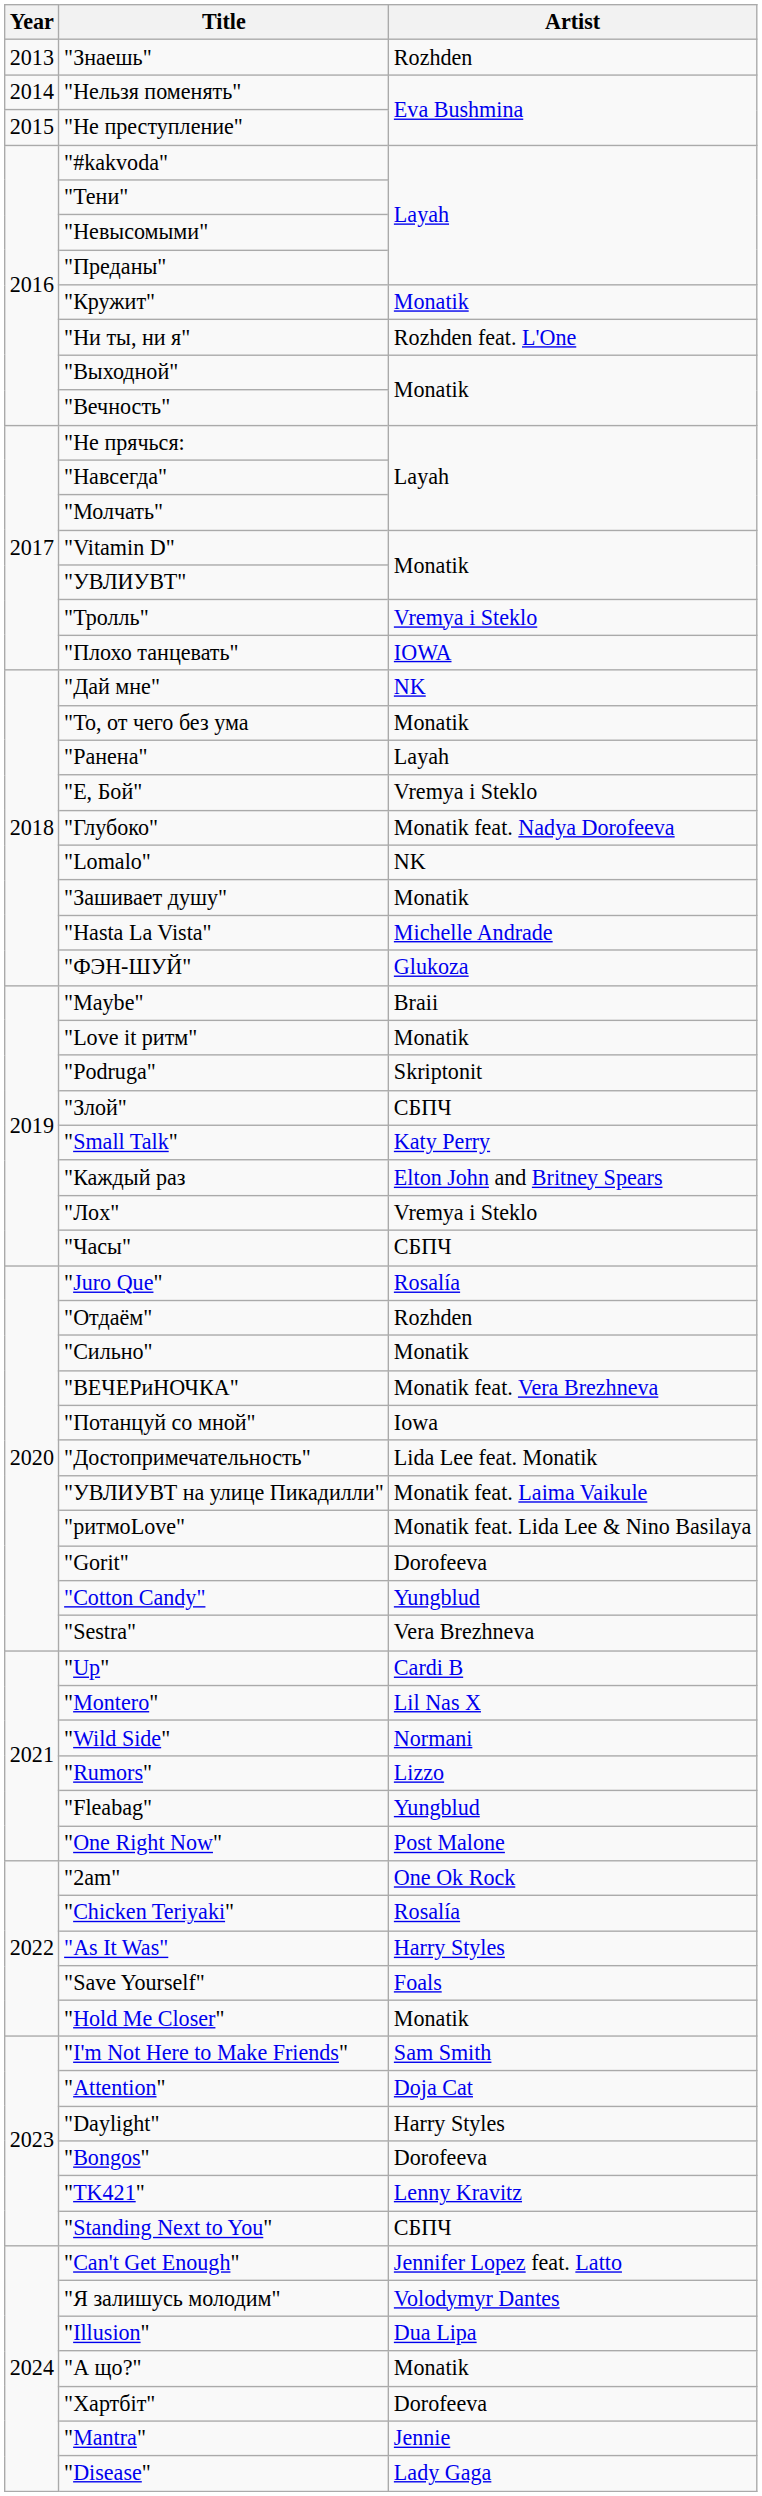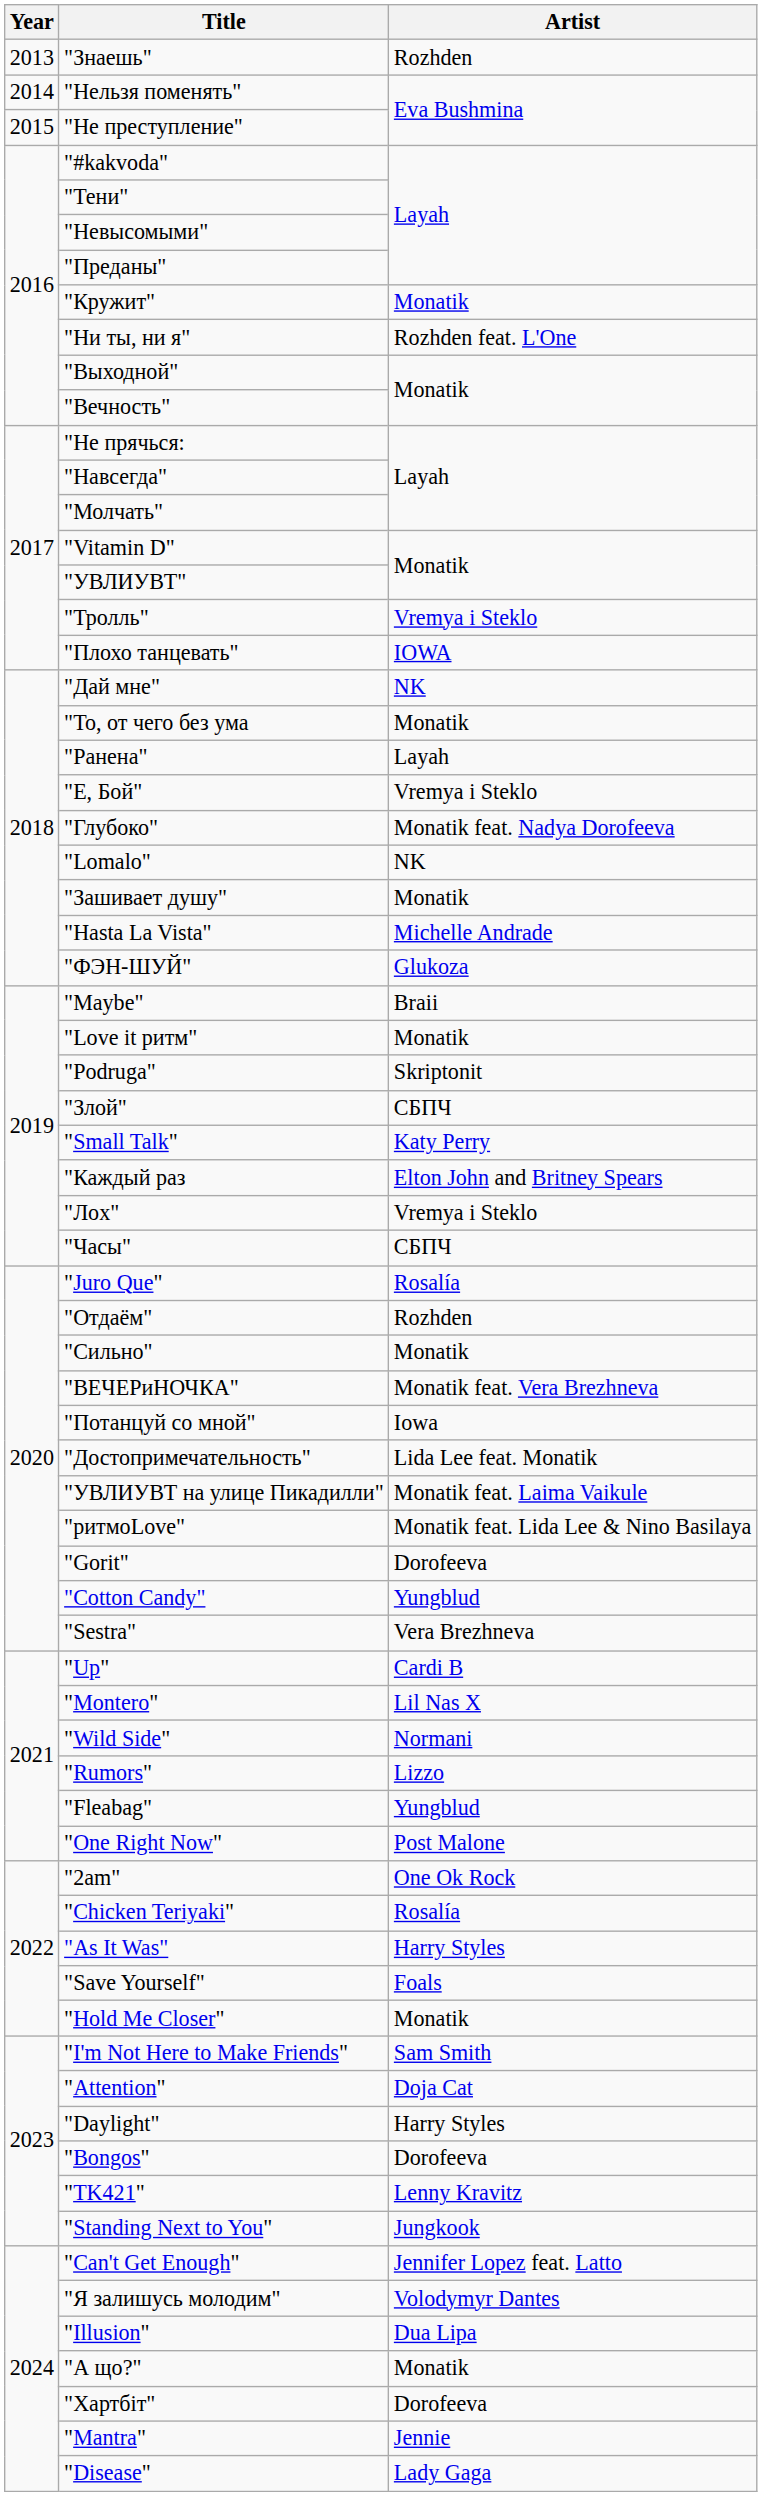(423, 2228) СБПЧ -> (437, 2228) Jungkook
